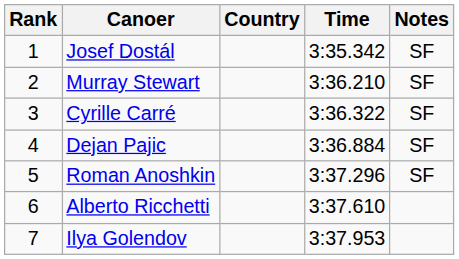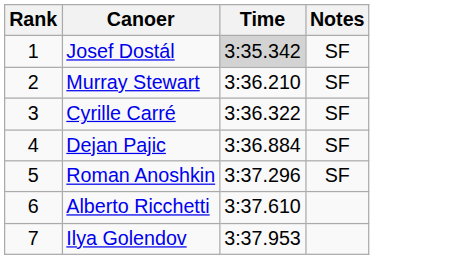- column: (262, 20)
(347, 51) no background -> (263, 51) lightgrey background
